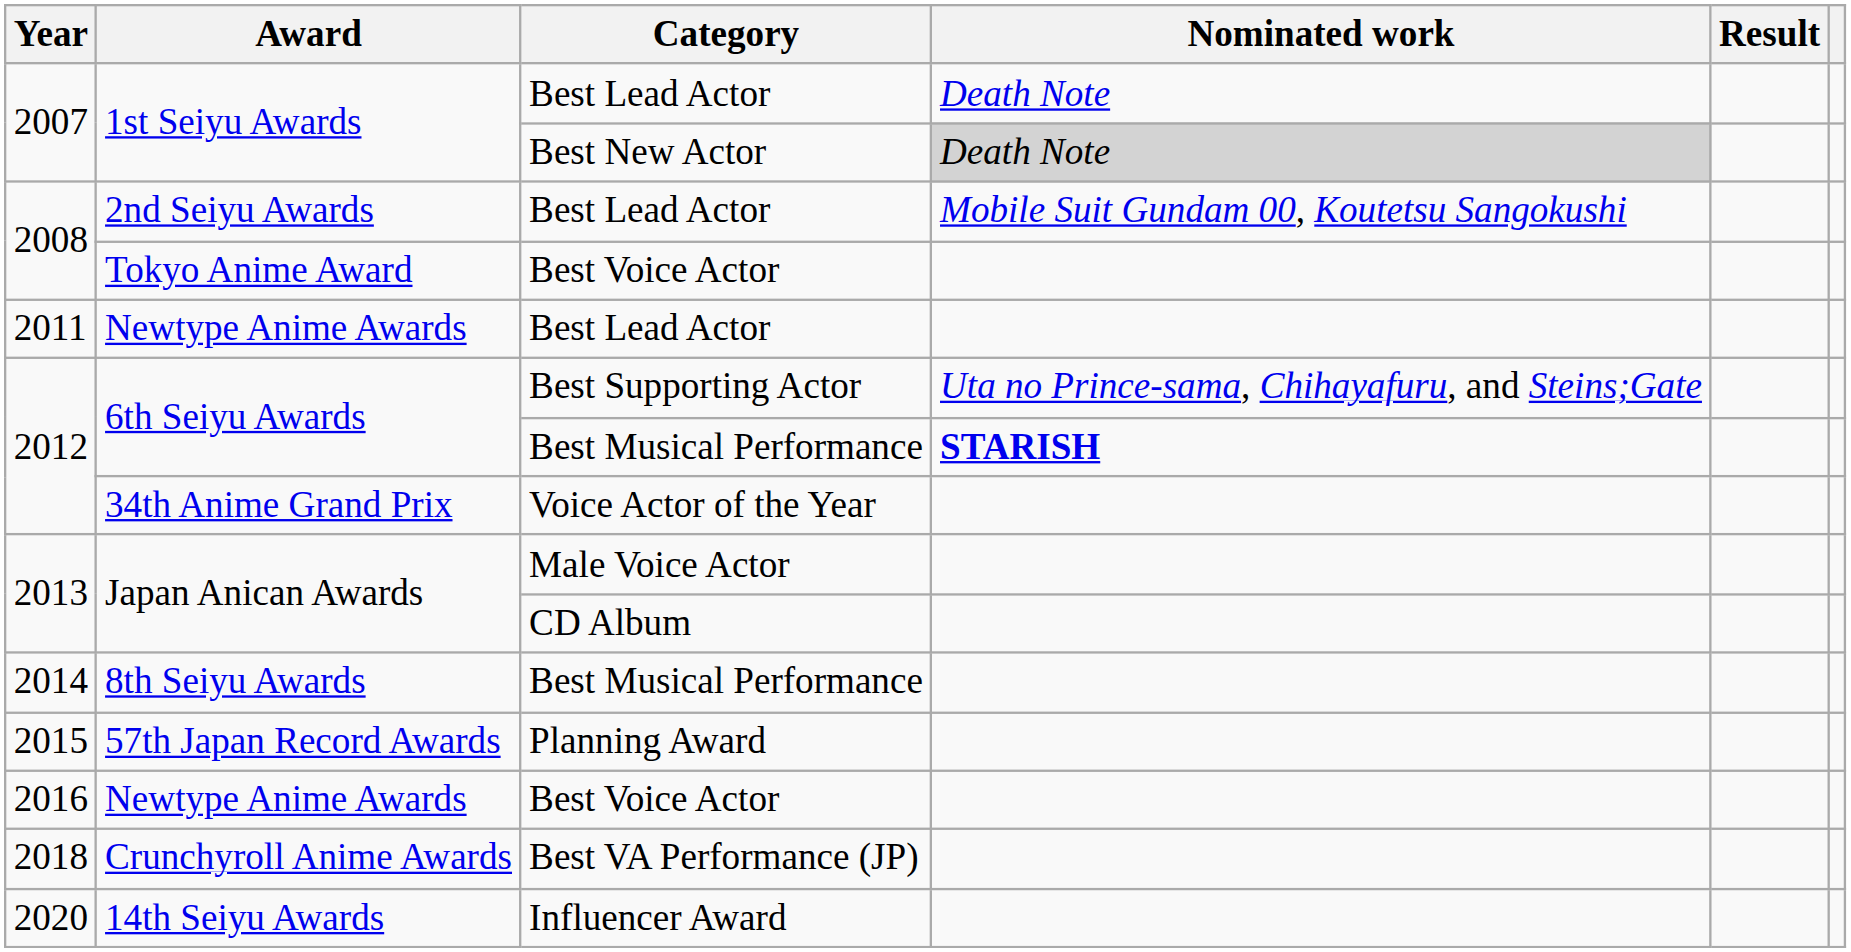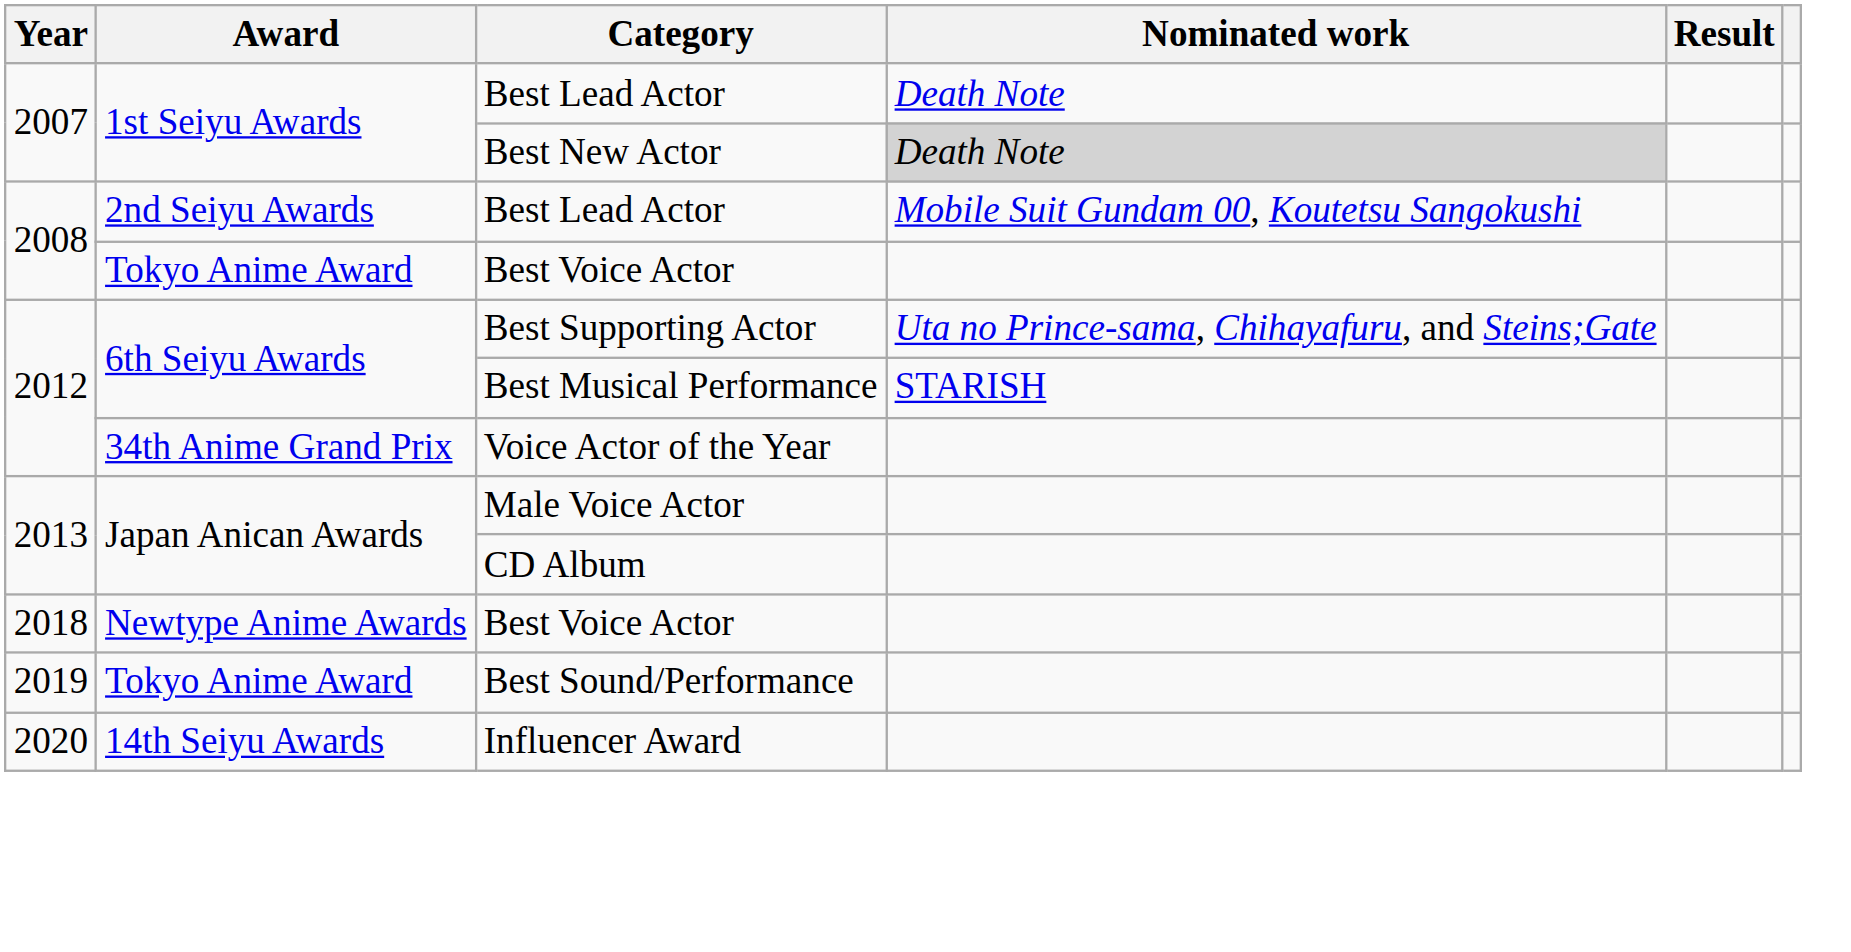- row: (286, 328)
(1020, 446) bold -> (970, 387) normal
- row: (235, 681)
- row: (303, 740)
(51, 799) 2016 -> (51, 622) 2018
- row: (309, 858)
+ row: (259, 681)
